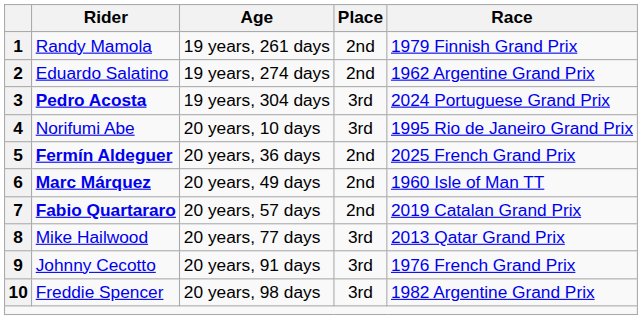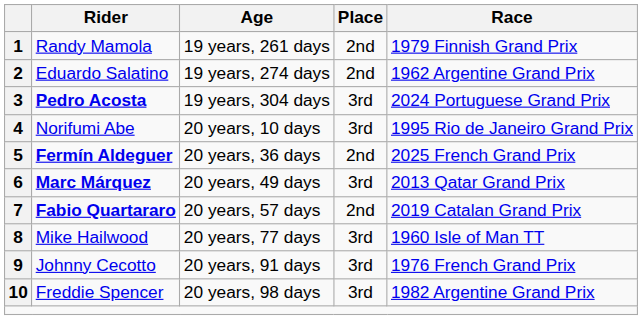(360, 182) 2nd -> (360, 182) 3rd
(468, 182) 1960 Isle of Man TT -> (478, 182) 2013 Qatar Grand Prix
(478, 237) 2013 Qatar Grand Prix -> (468, 237) 1960 Isle of Man TT
